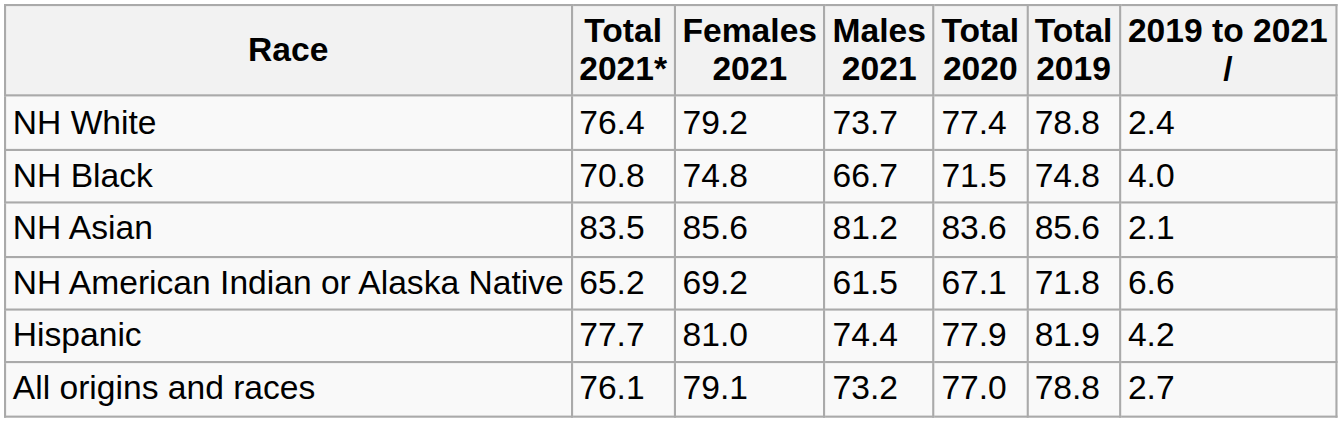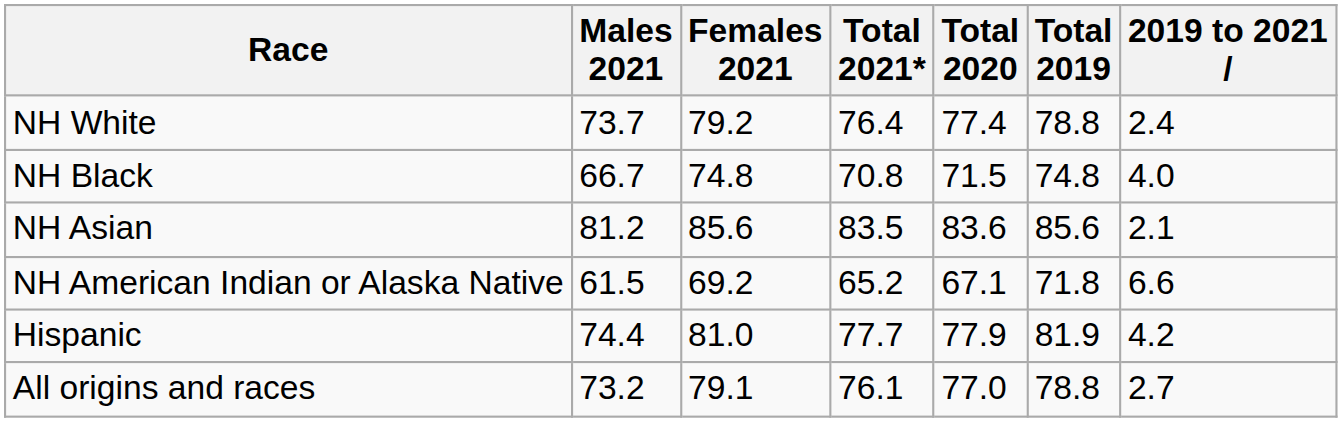columns swapped: (879, 50) <-> (623, 50)
